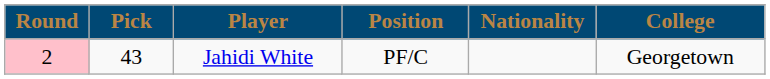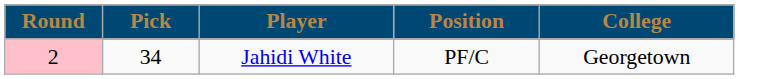- column: (532, 21)
(131, 56) 43 -> (151, 56) 34
